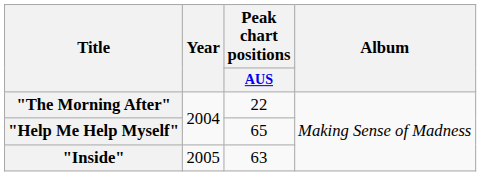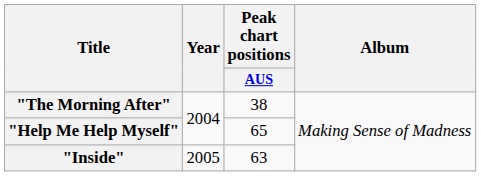(259, 104) 22 -> (259, 104) 38
